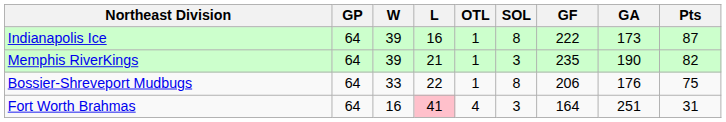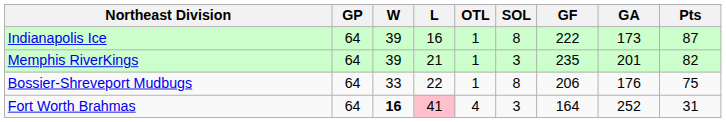(629, 60) 190 -> (629, 60) 201
(394, 106) normal -> (394, 106) bold
(629, 106) 251 -> (629, 106) 252
